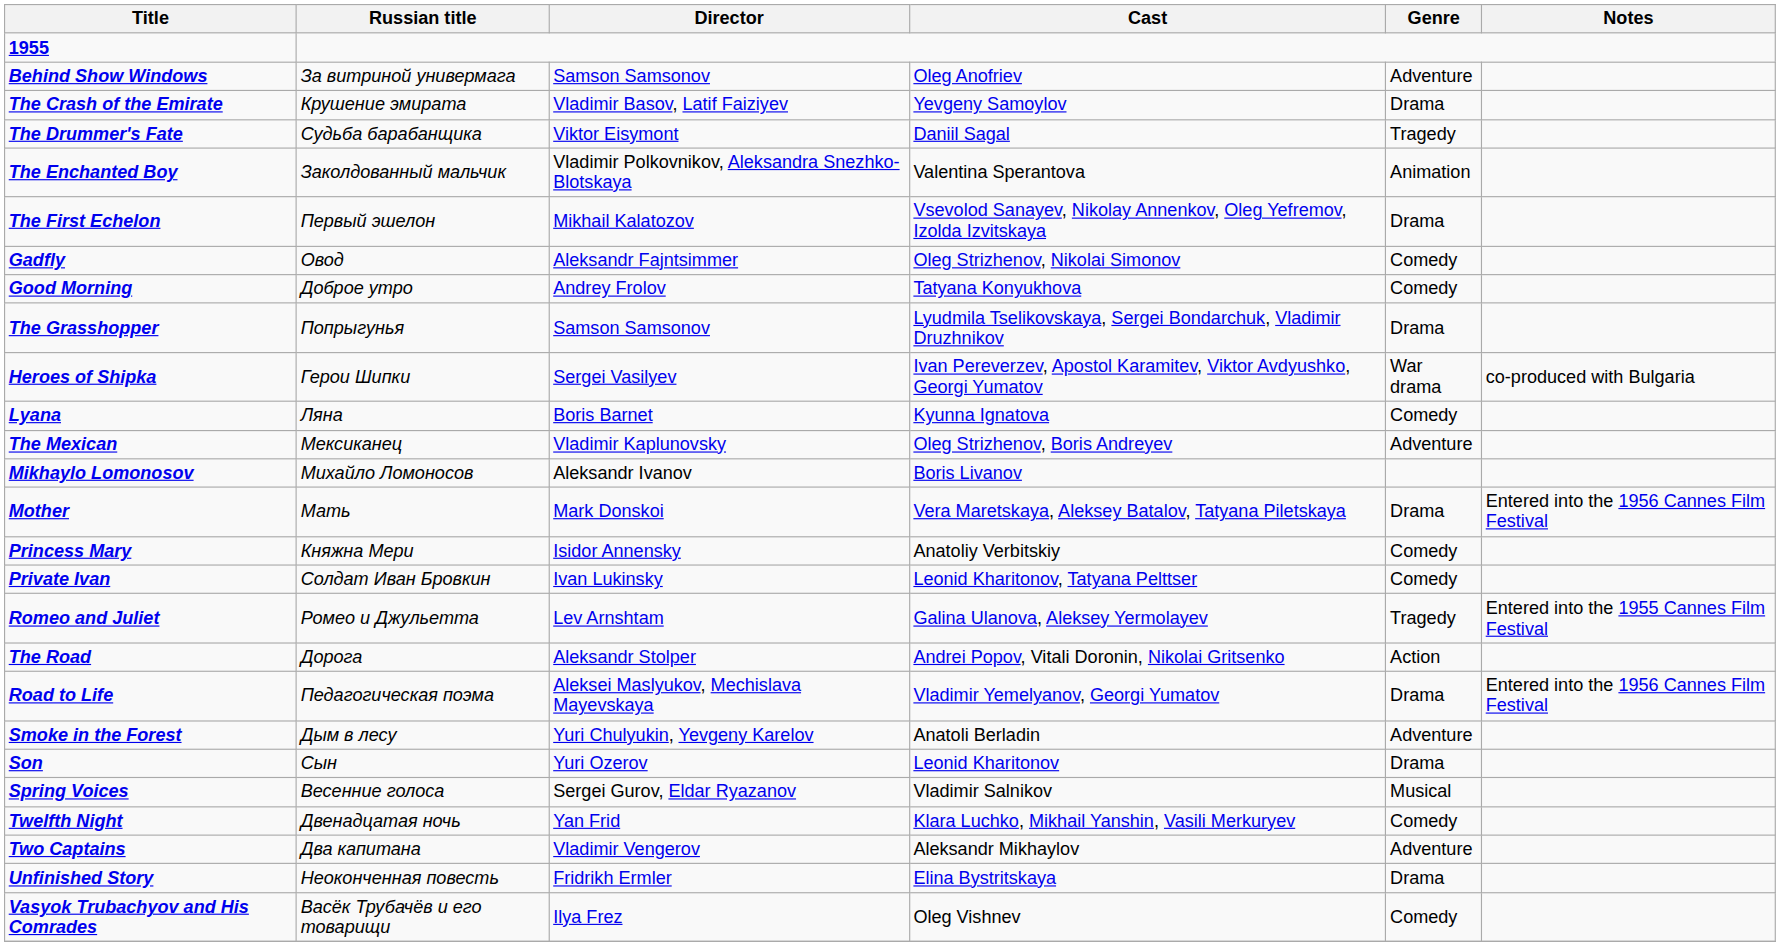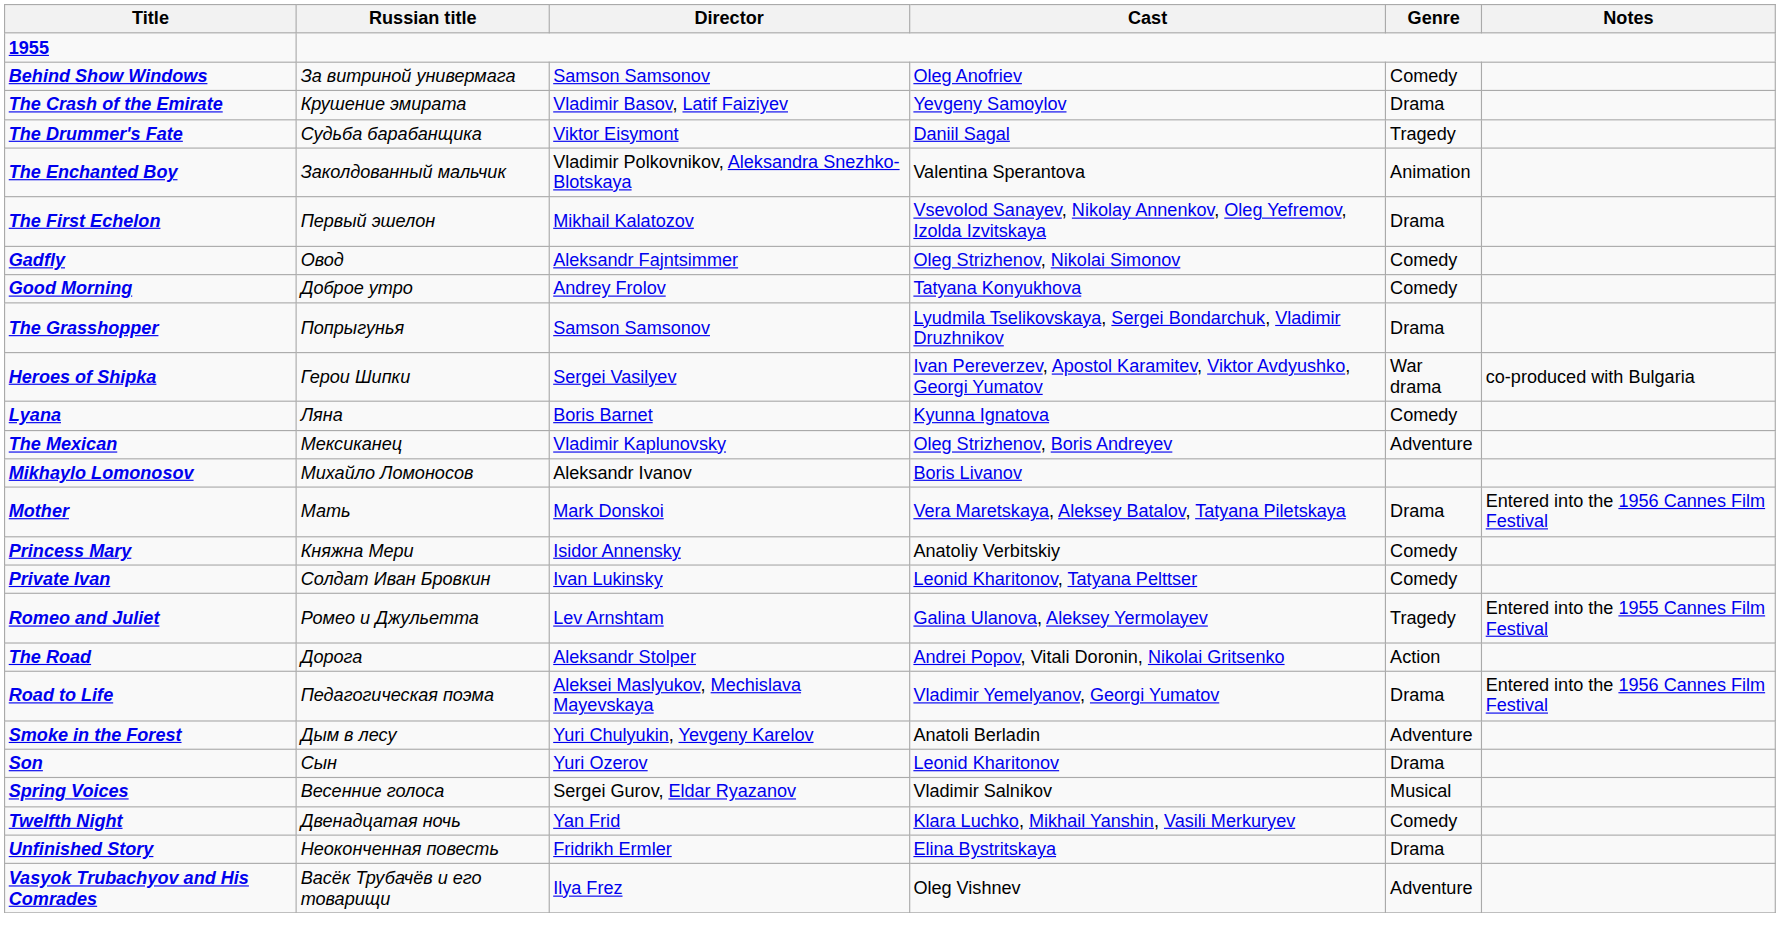(1431, 76) Adventure -> (1424, 76) Comedy
- row: (67, 849)
(1424, 916) Comedy -> (1431, 888) Adventure
